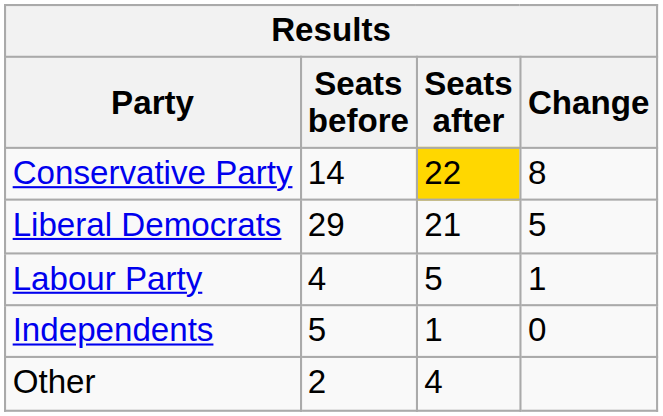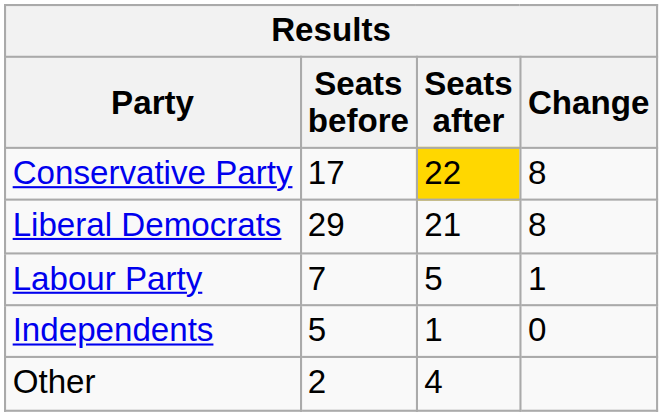(326, 173) 14 -> (326, 173) 17
(537, 225) 5 -> (537, 225) 8
(317, 278) 4 -> (317, 278) 7
